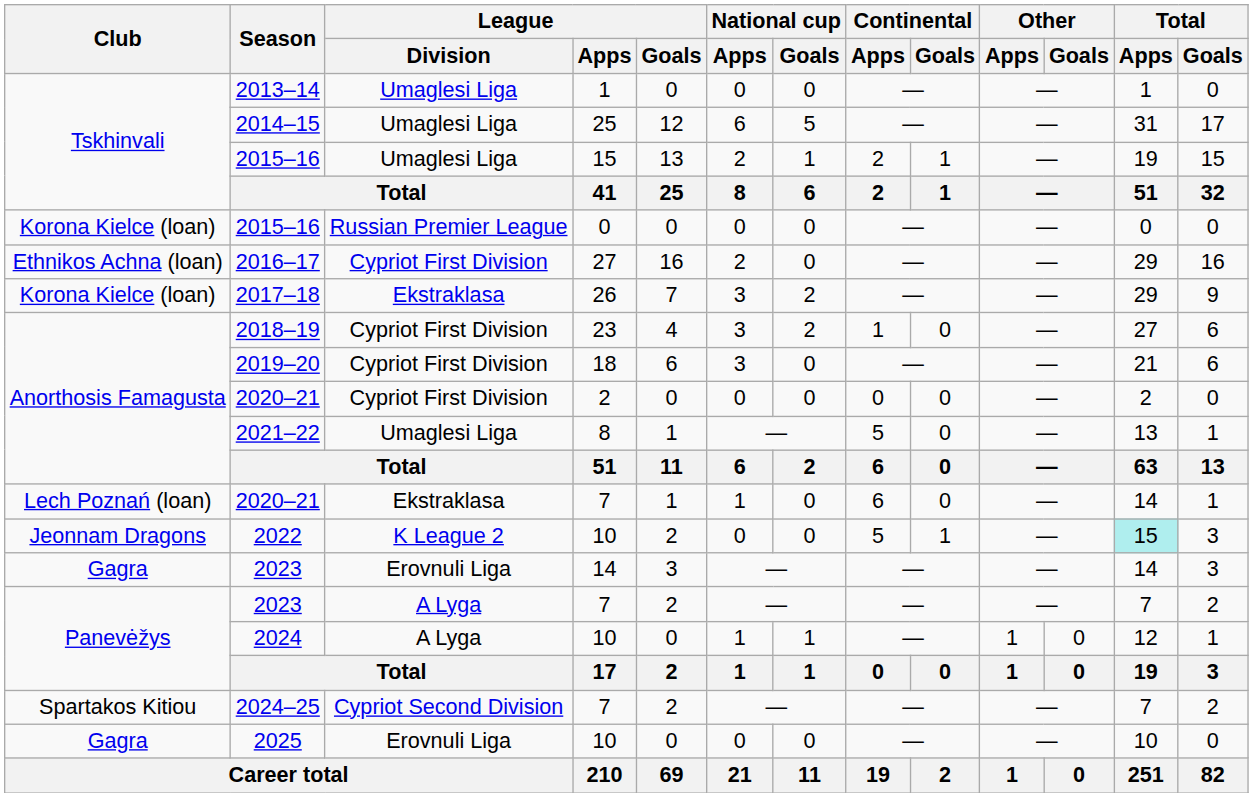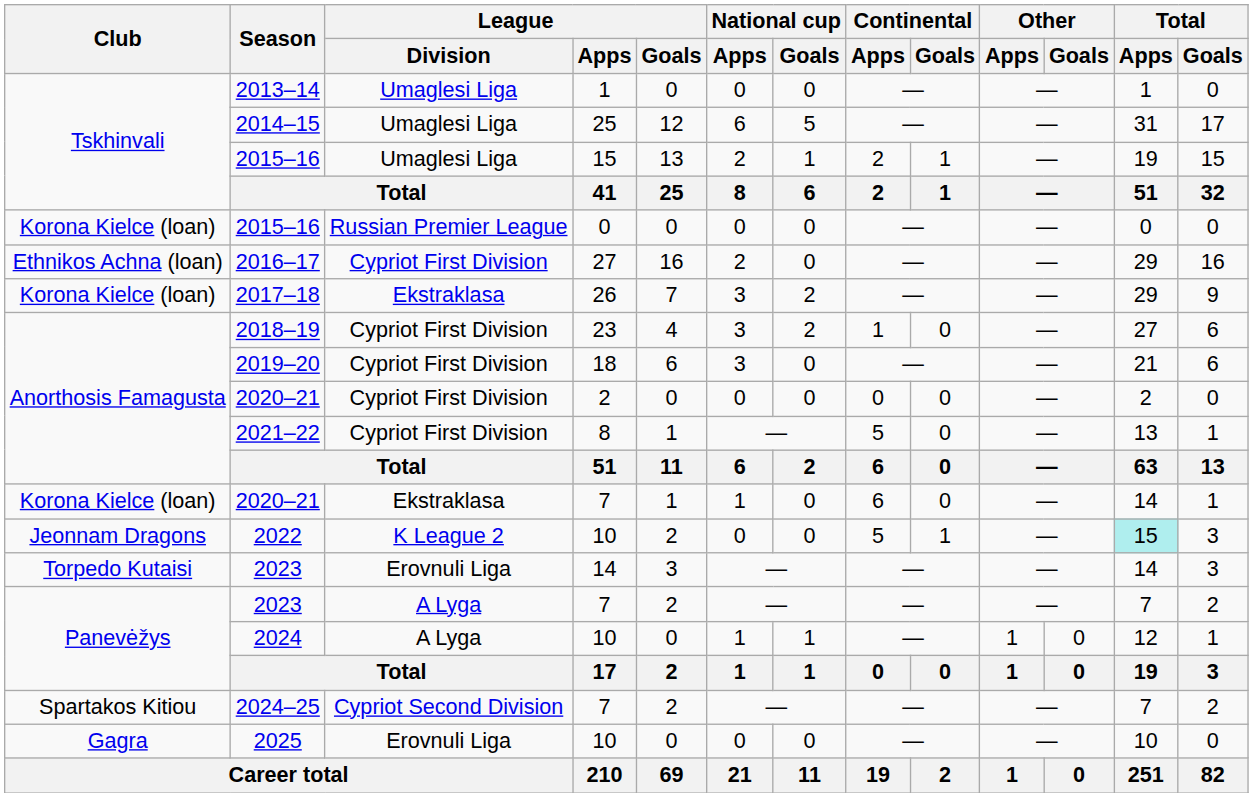(449, 432) Umaglesi Liga -> (449, 432) Cypriot First Division
(118, 501) Lech Poznań (loan) -> (118, 501) Korona Kielce (loan)
(118, 569) Gagra -> (118, 569) Torpedo Kutaisi
